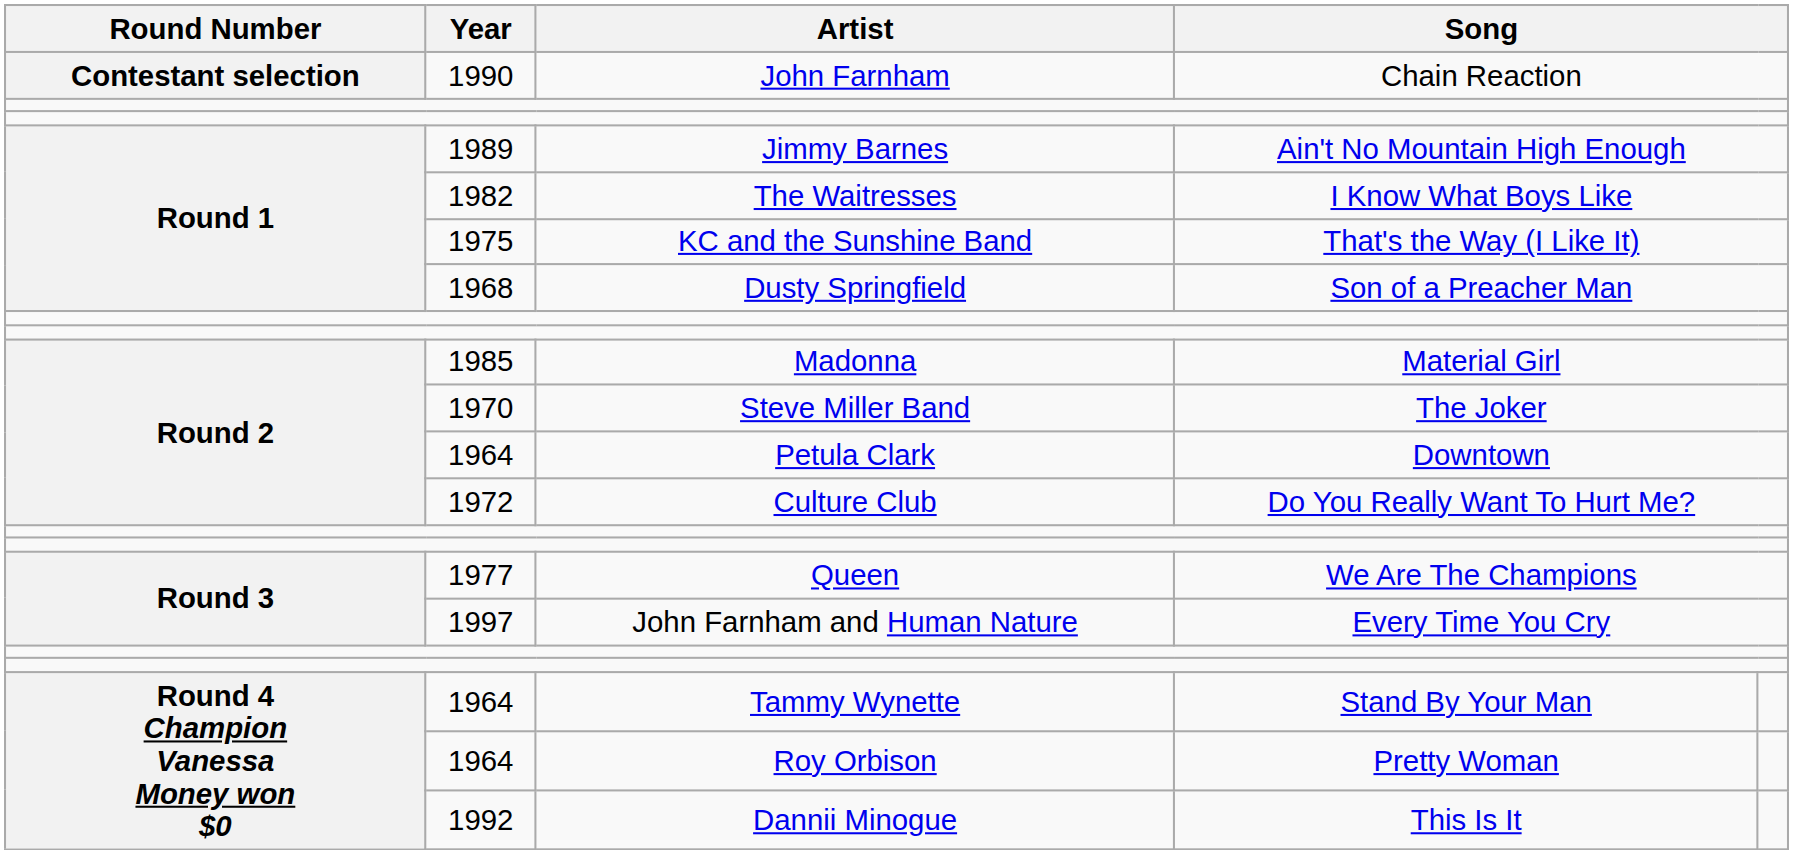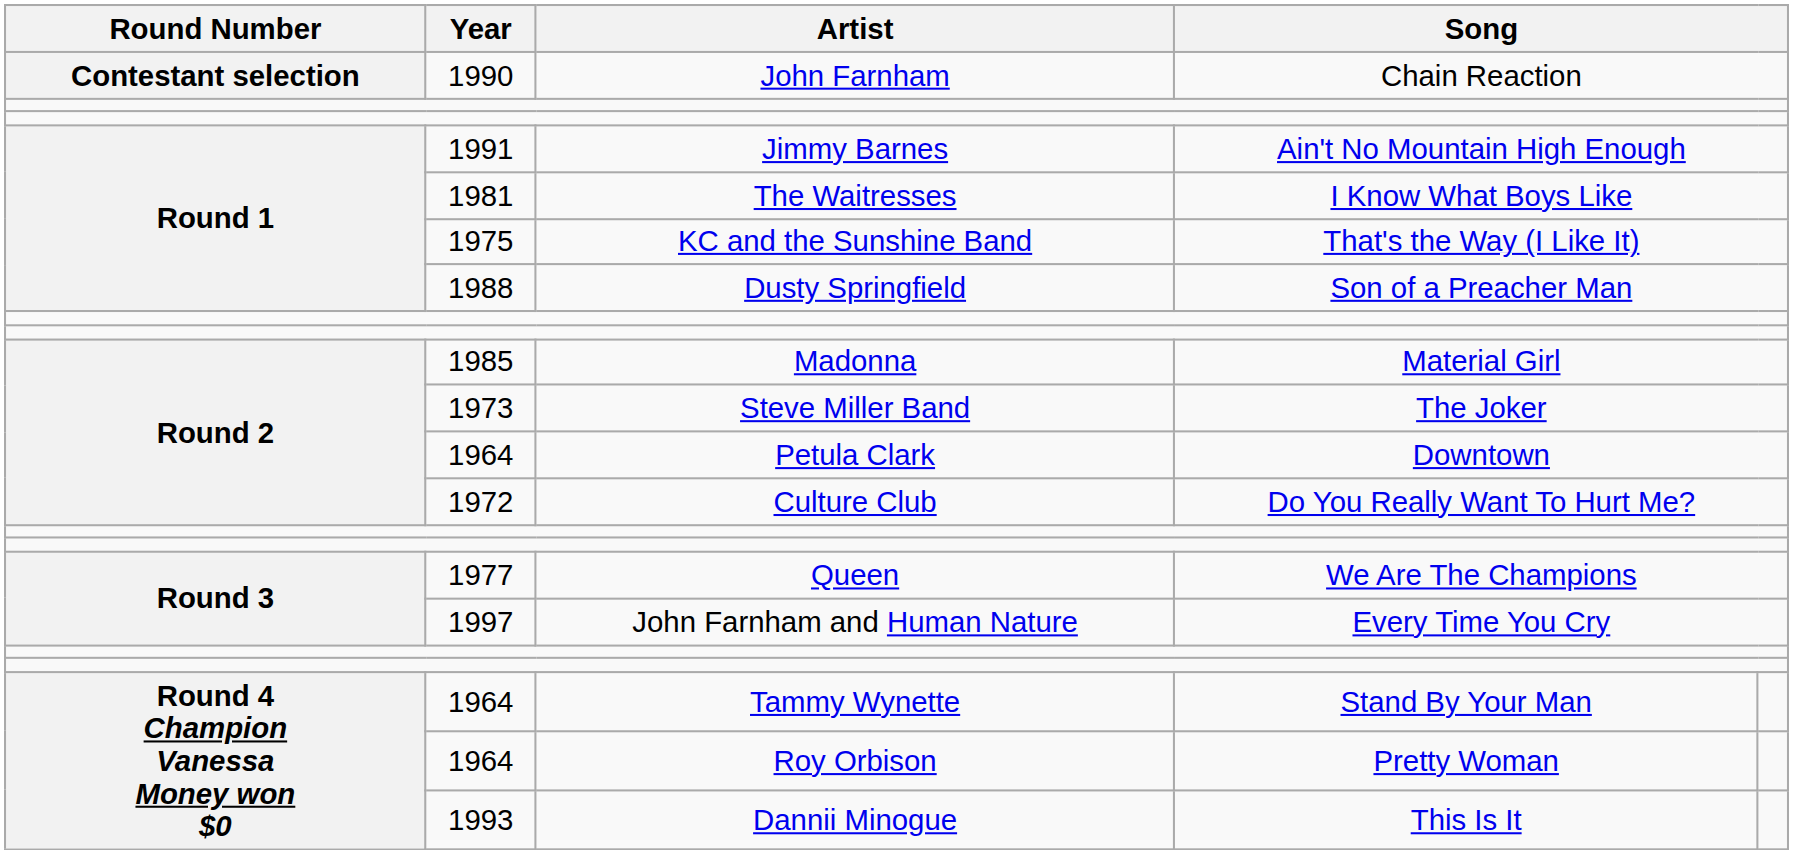(481, 149) 1989 -> (481, 149) 1991
(481, 195) 1982 -> (481, 195) 1981
(481, 288) 1968 -> (481, 288) 1988
(481, 409) 1970 -> (481, 409) 1973
(481, 820) 1992 -> (481, 820) 1993
